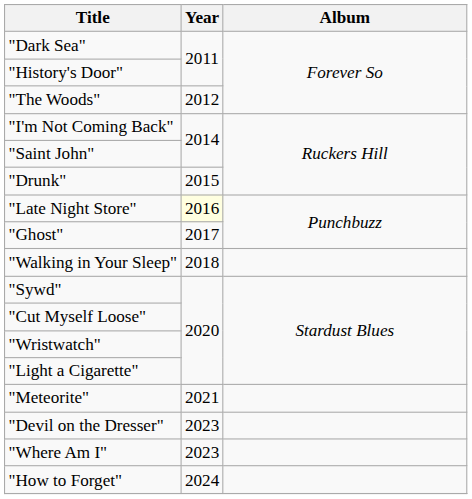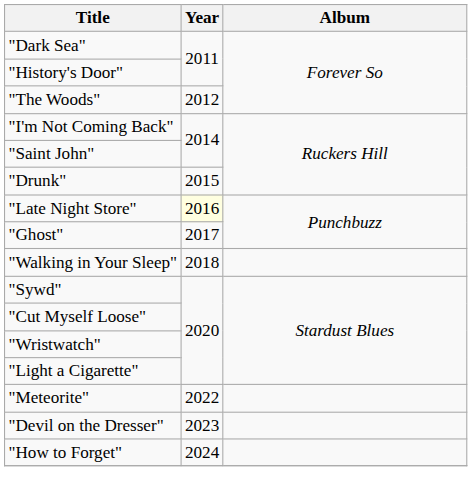(202, 398) 2021 -> (202, 398) 2022
- row: (58, 452)
